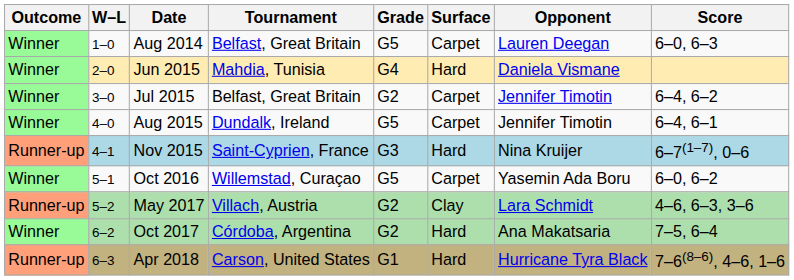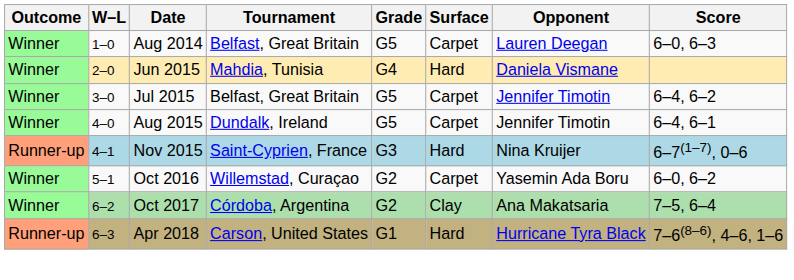(388, 95) G2 -> (386, 95) G5
(388, 178) G5 -> (386, 178) G2
- row: (169, 204)
(449, 231) Hard -> (446, 204) Clay
